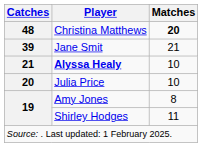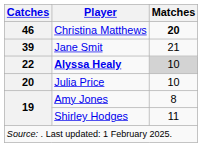(28, 30) 48 -> (28, 30) 46
(28, 64) 21 -> (28, 64) 22
(173, 64) no background -> (173, 64) lightgrey background
